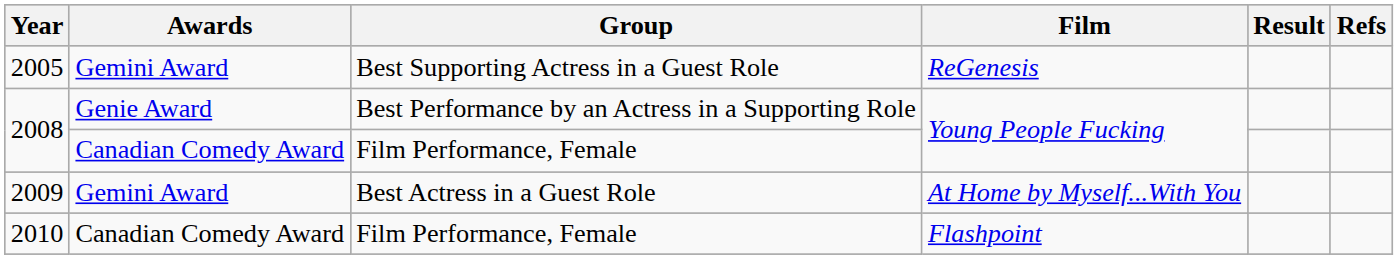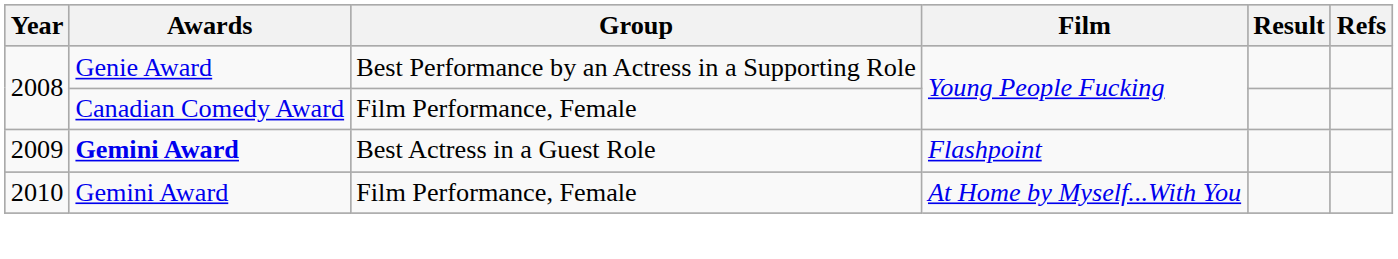- row: (37, 66)
(152, 191) normal -> (157, 150) bold
(1085, 191) At Home by Myself...With You -> (985, 150) Flashpoint
(210, 233) Canadian Comedy Award -> (152, 191) Gemini Award
(985, 233) Flashpoint -> (1085, 191) At Home by Myself...With You
